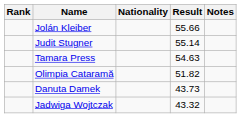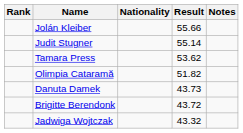(187, 58) 54.63 -> (189, 58) 53.62
+ row: (75, 105)
